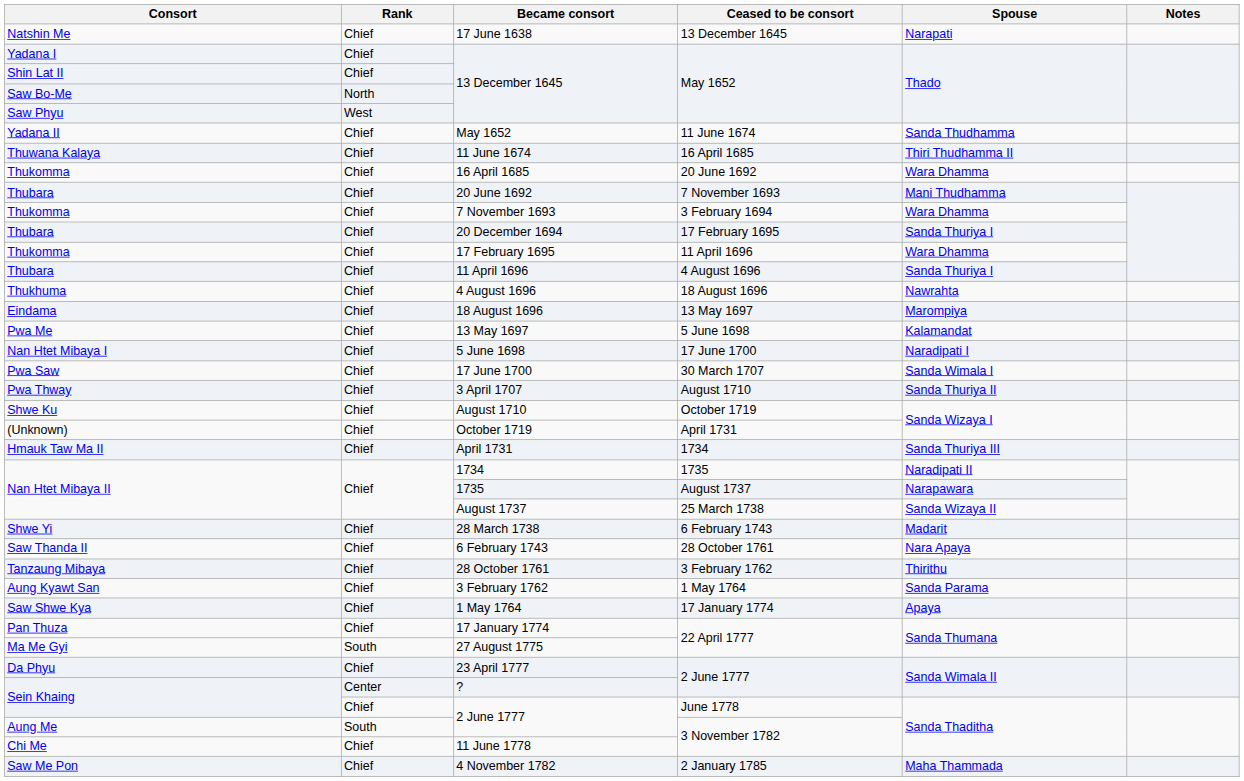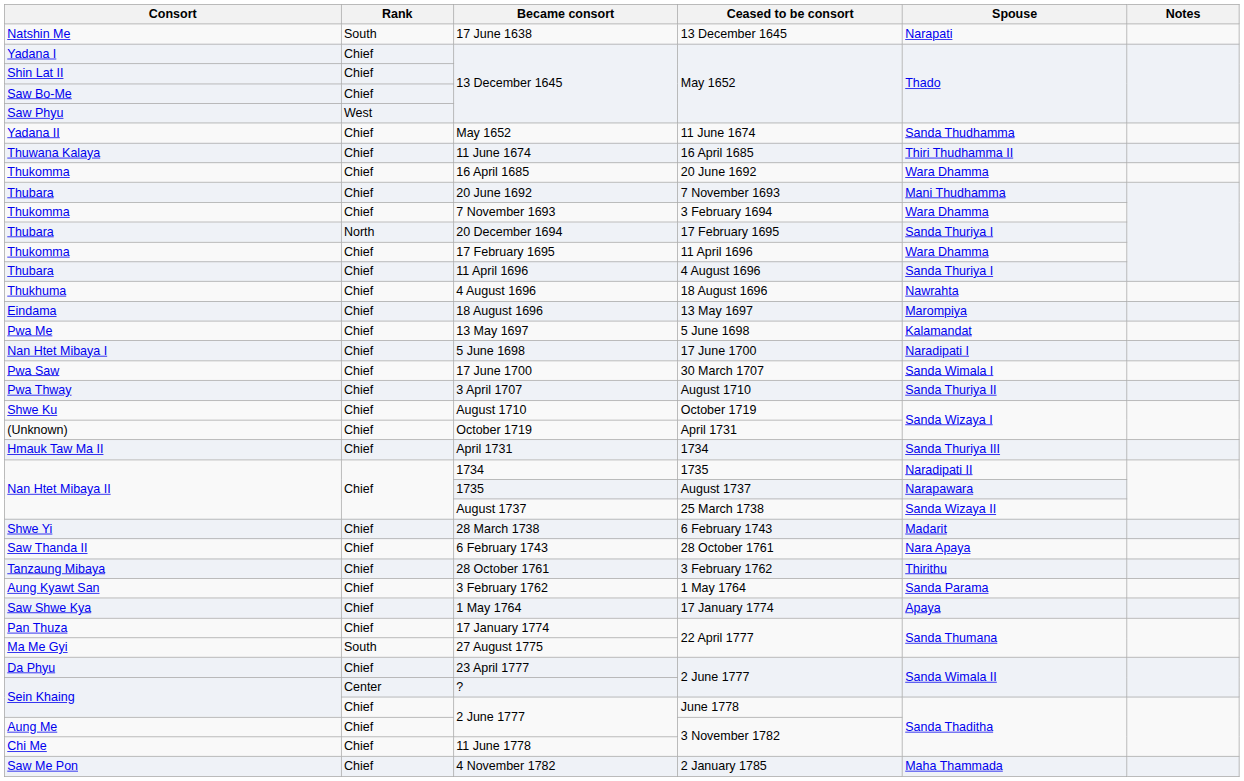(359, 34) Chief -> (360, 34) South
(359, 93) North -> (359, 93) Chief
(359, 232) Chief -> (359, 232) North
(360, 726) South -> (359, 726) Chief
